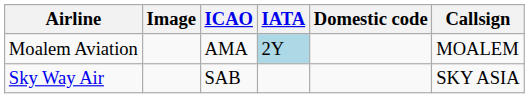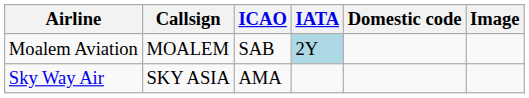columns swapped: (171, 19) <-> (478, 19)
(226, 48) AMA -> (256, 48) SAB
(223, 78) SAB -> (260, 78) AMA
